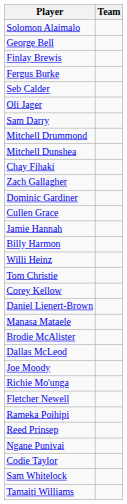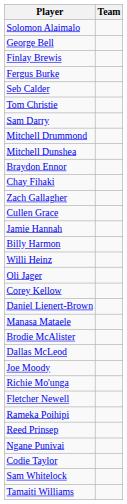rows swapped: (32, 275) <-> (24, 105)
+ row: (37, 167)
- row: (42, 197)
